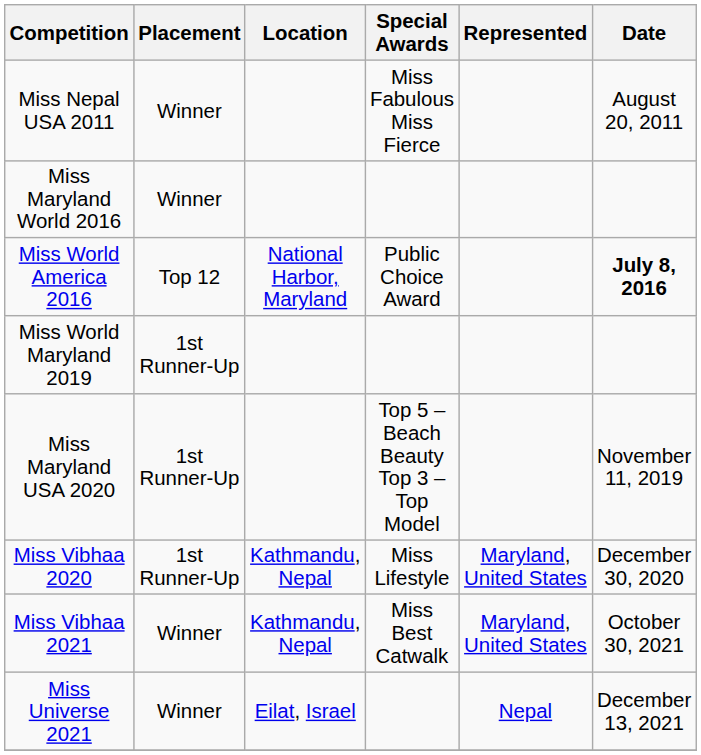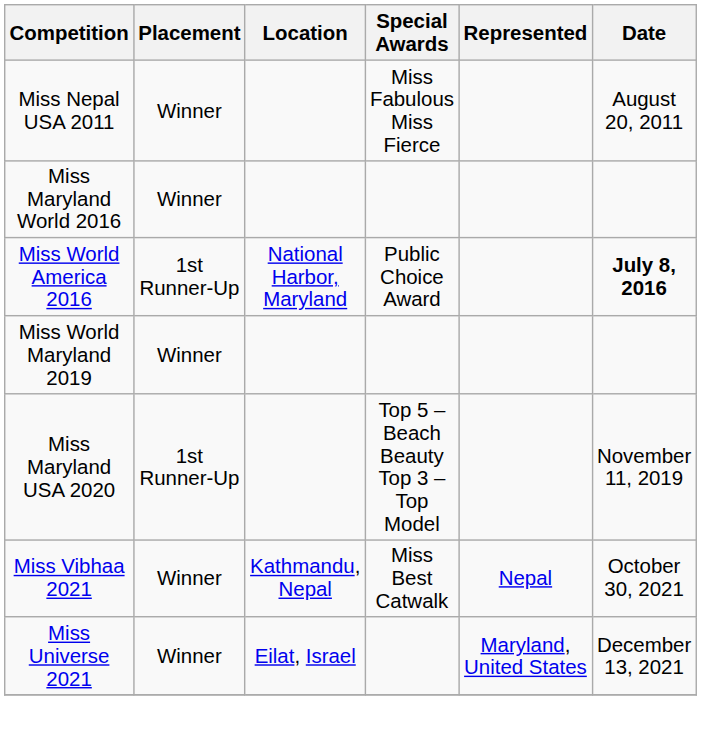(189, 277) Top 12 -> (189, 277) 1st Runner-Up
(189, 355) 1st Runner-Up -> (189, 355) Winner
- row: (69, 567)
(525, 634) Maryland, United States -> (525, 579) Nepal
(525, 711) Nepal -> (525, 656) Maryland, United States
